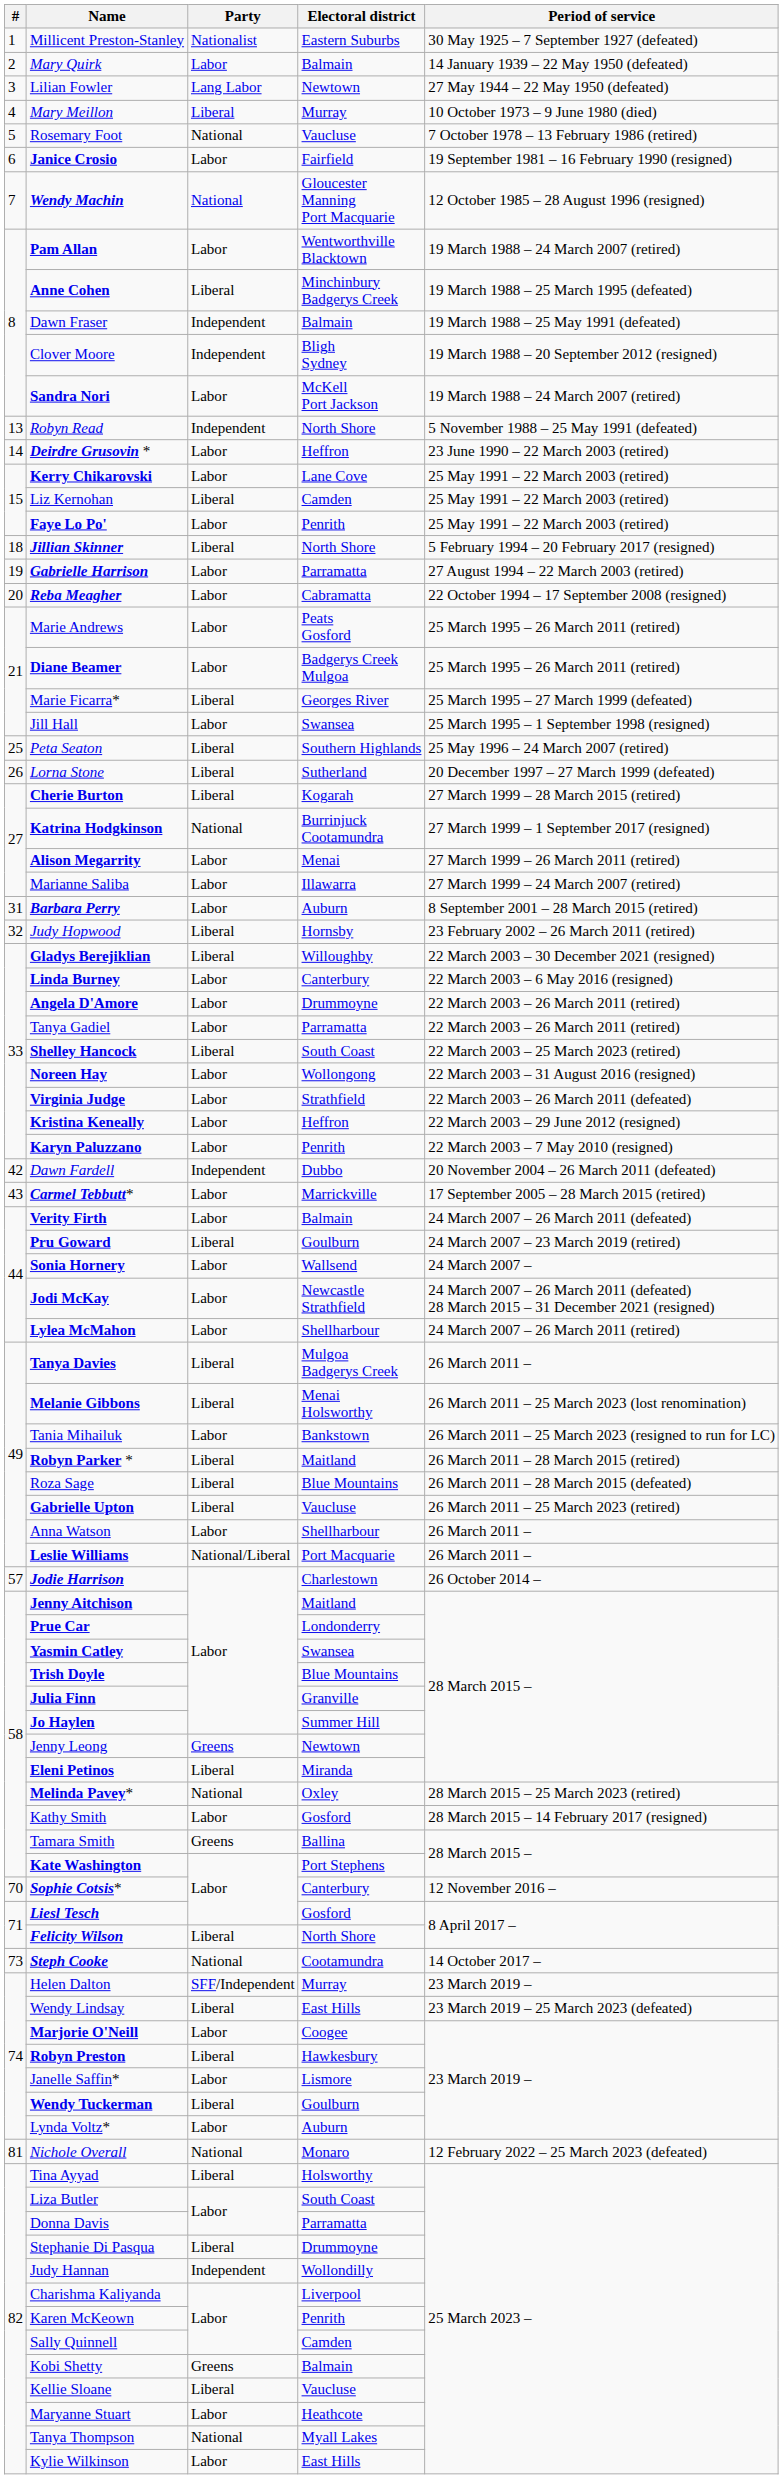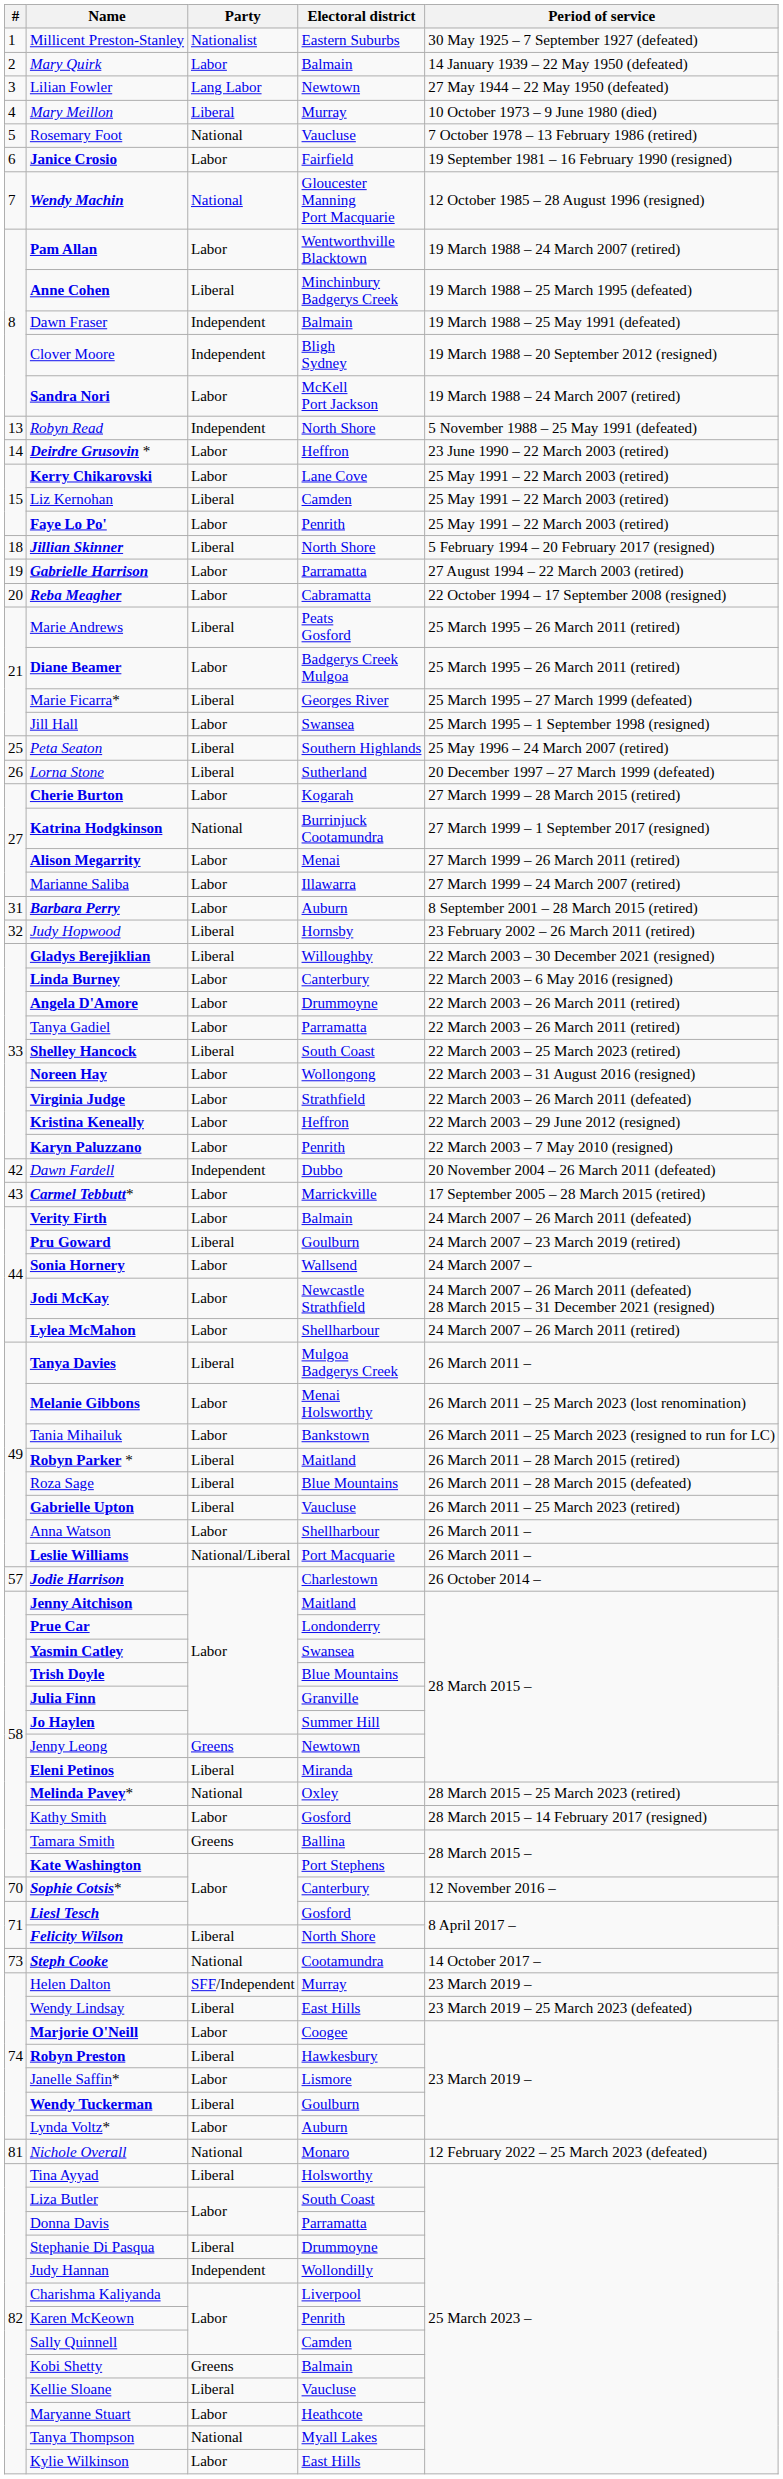(209, 627) Labor -> (213, 627) Liberal
(213, 795) Liberal -> (209, 795) Labor
(213, 1403) Liberal -> (209, 1403) Labor
